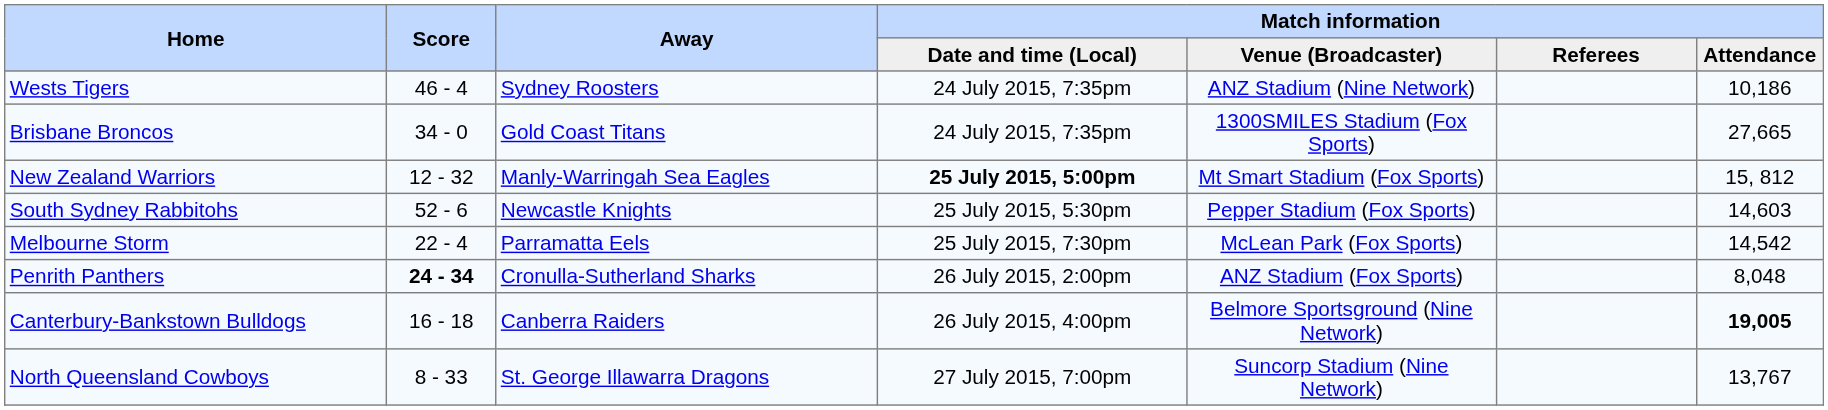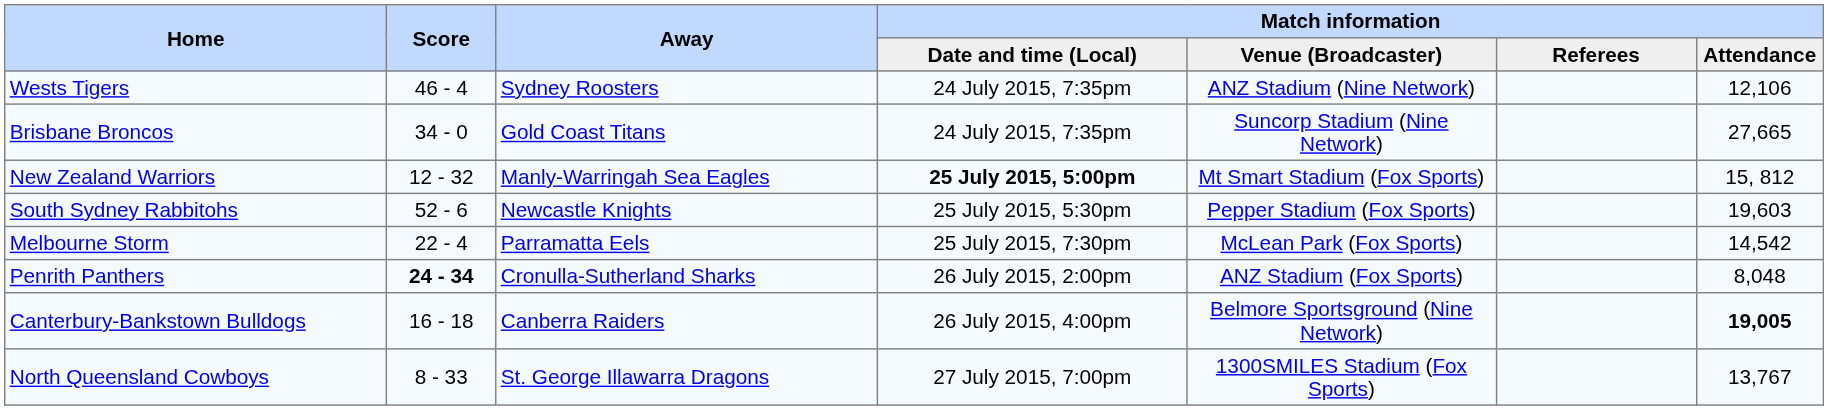(1760, 88) 10,186 -> (1760, 88) 12,106
(1341, 132) 1300SMILES Stadium (Fox Sports) -> (1341, 132) Suncorp Stadium (Nine Network)
(1760, 210) 14,603 -> (1760, 210) 19,603
(1341, 377) Suncorp Stadium (Nine Network) -> (1341, 377) 1300SMILES Stadium (Fox Sports)
